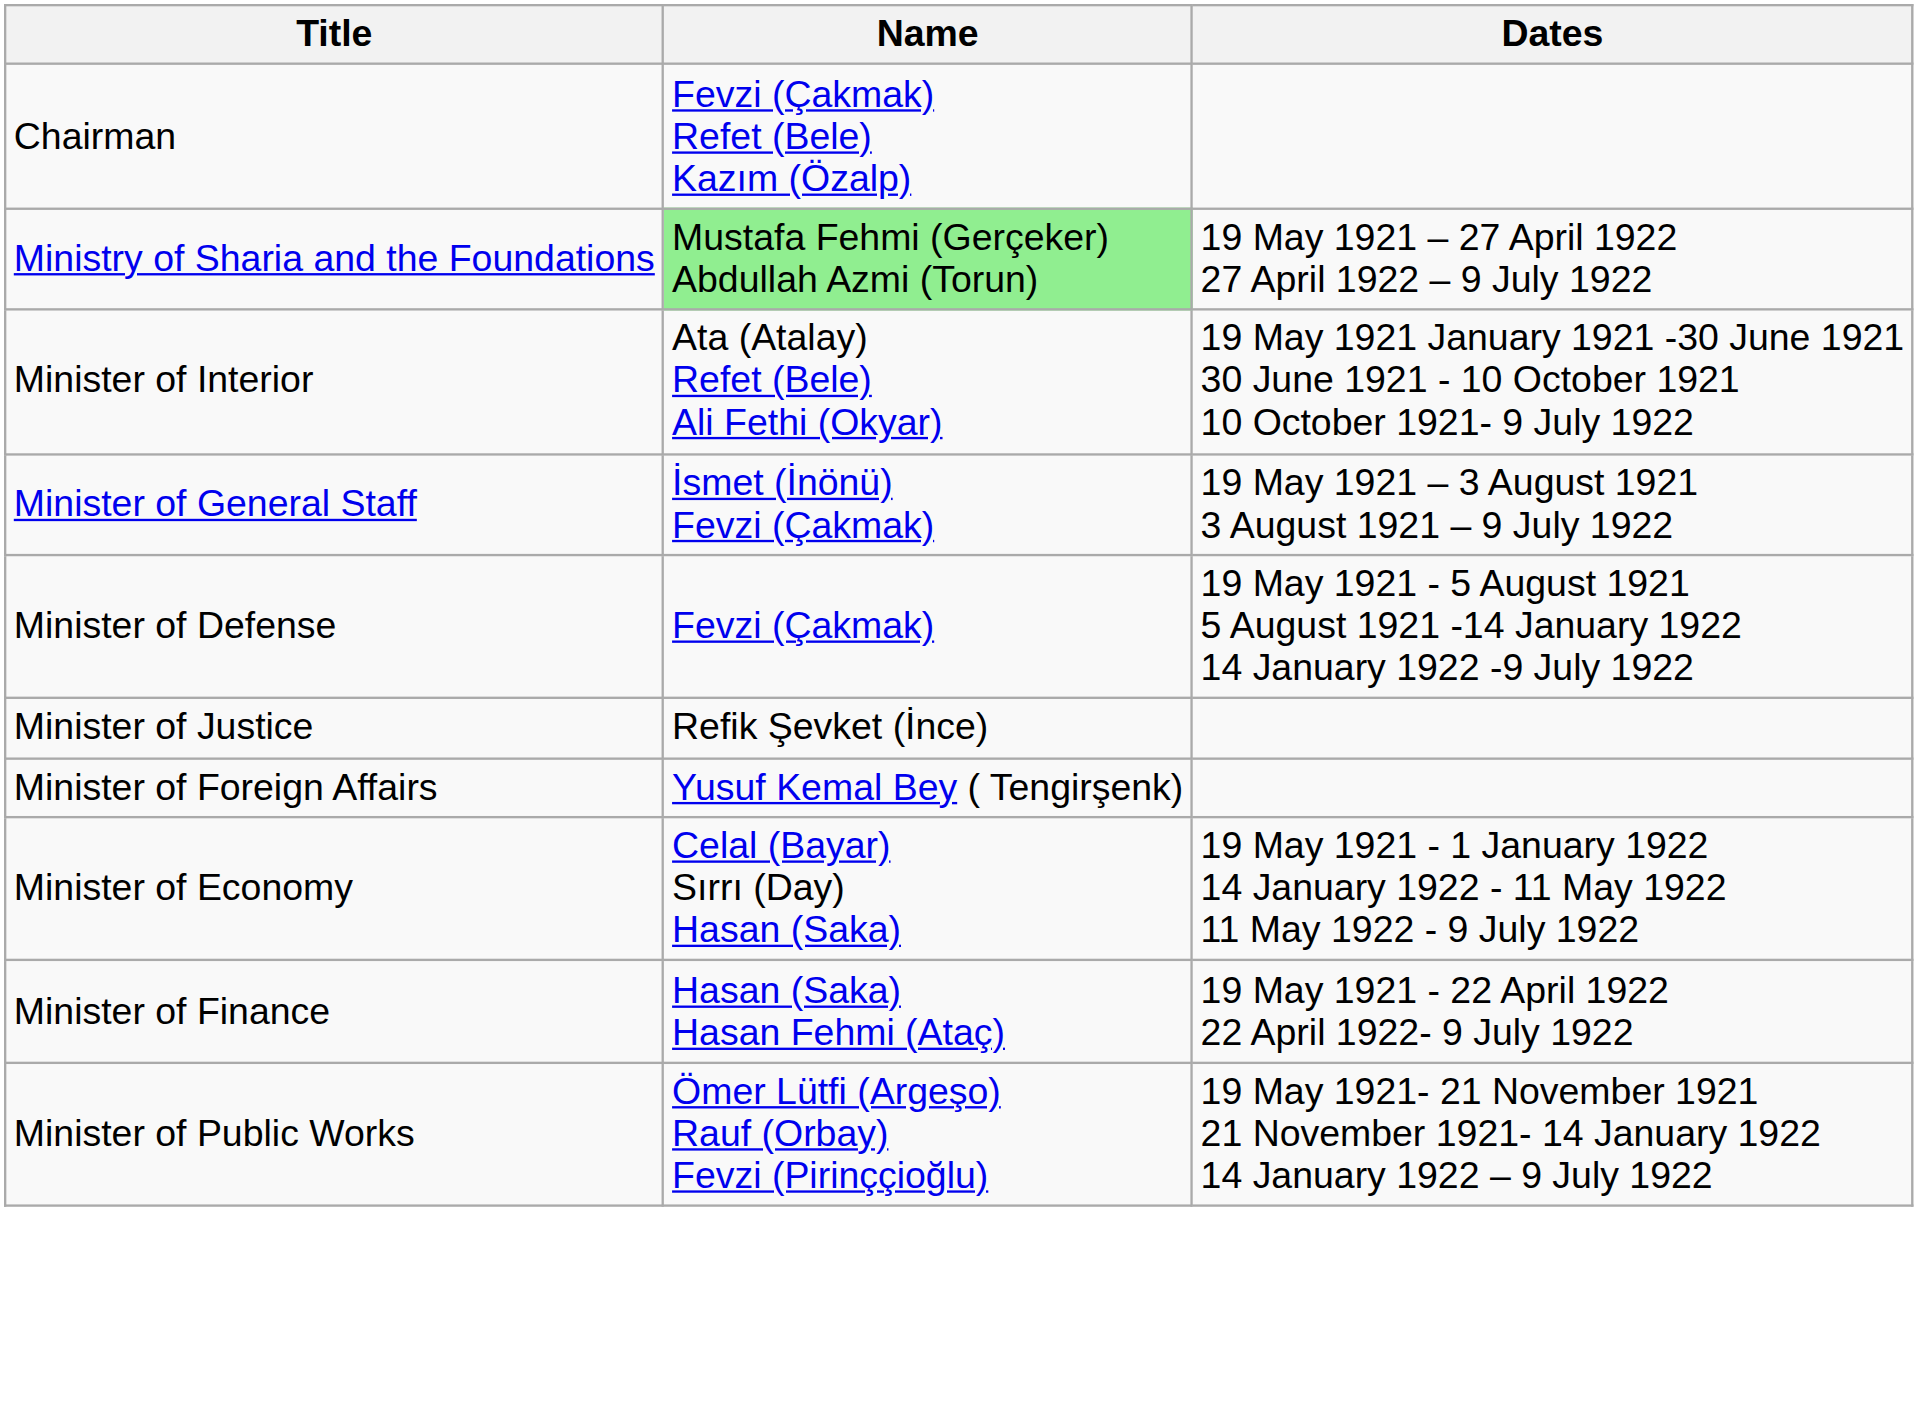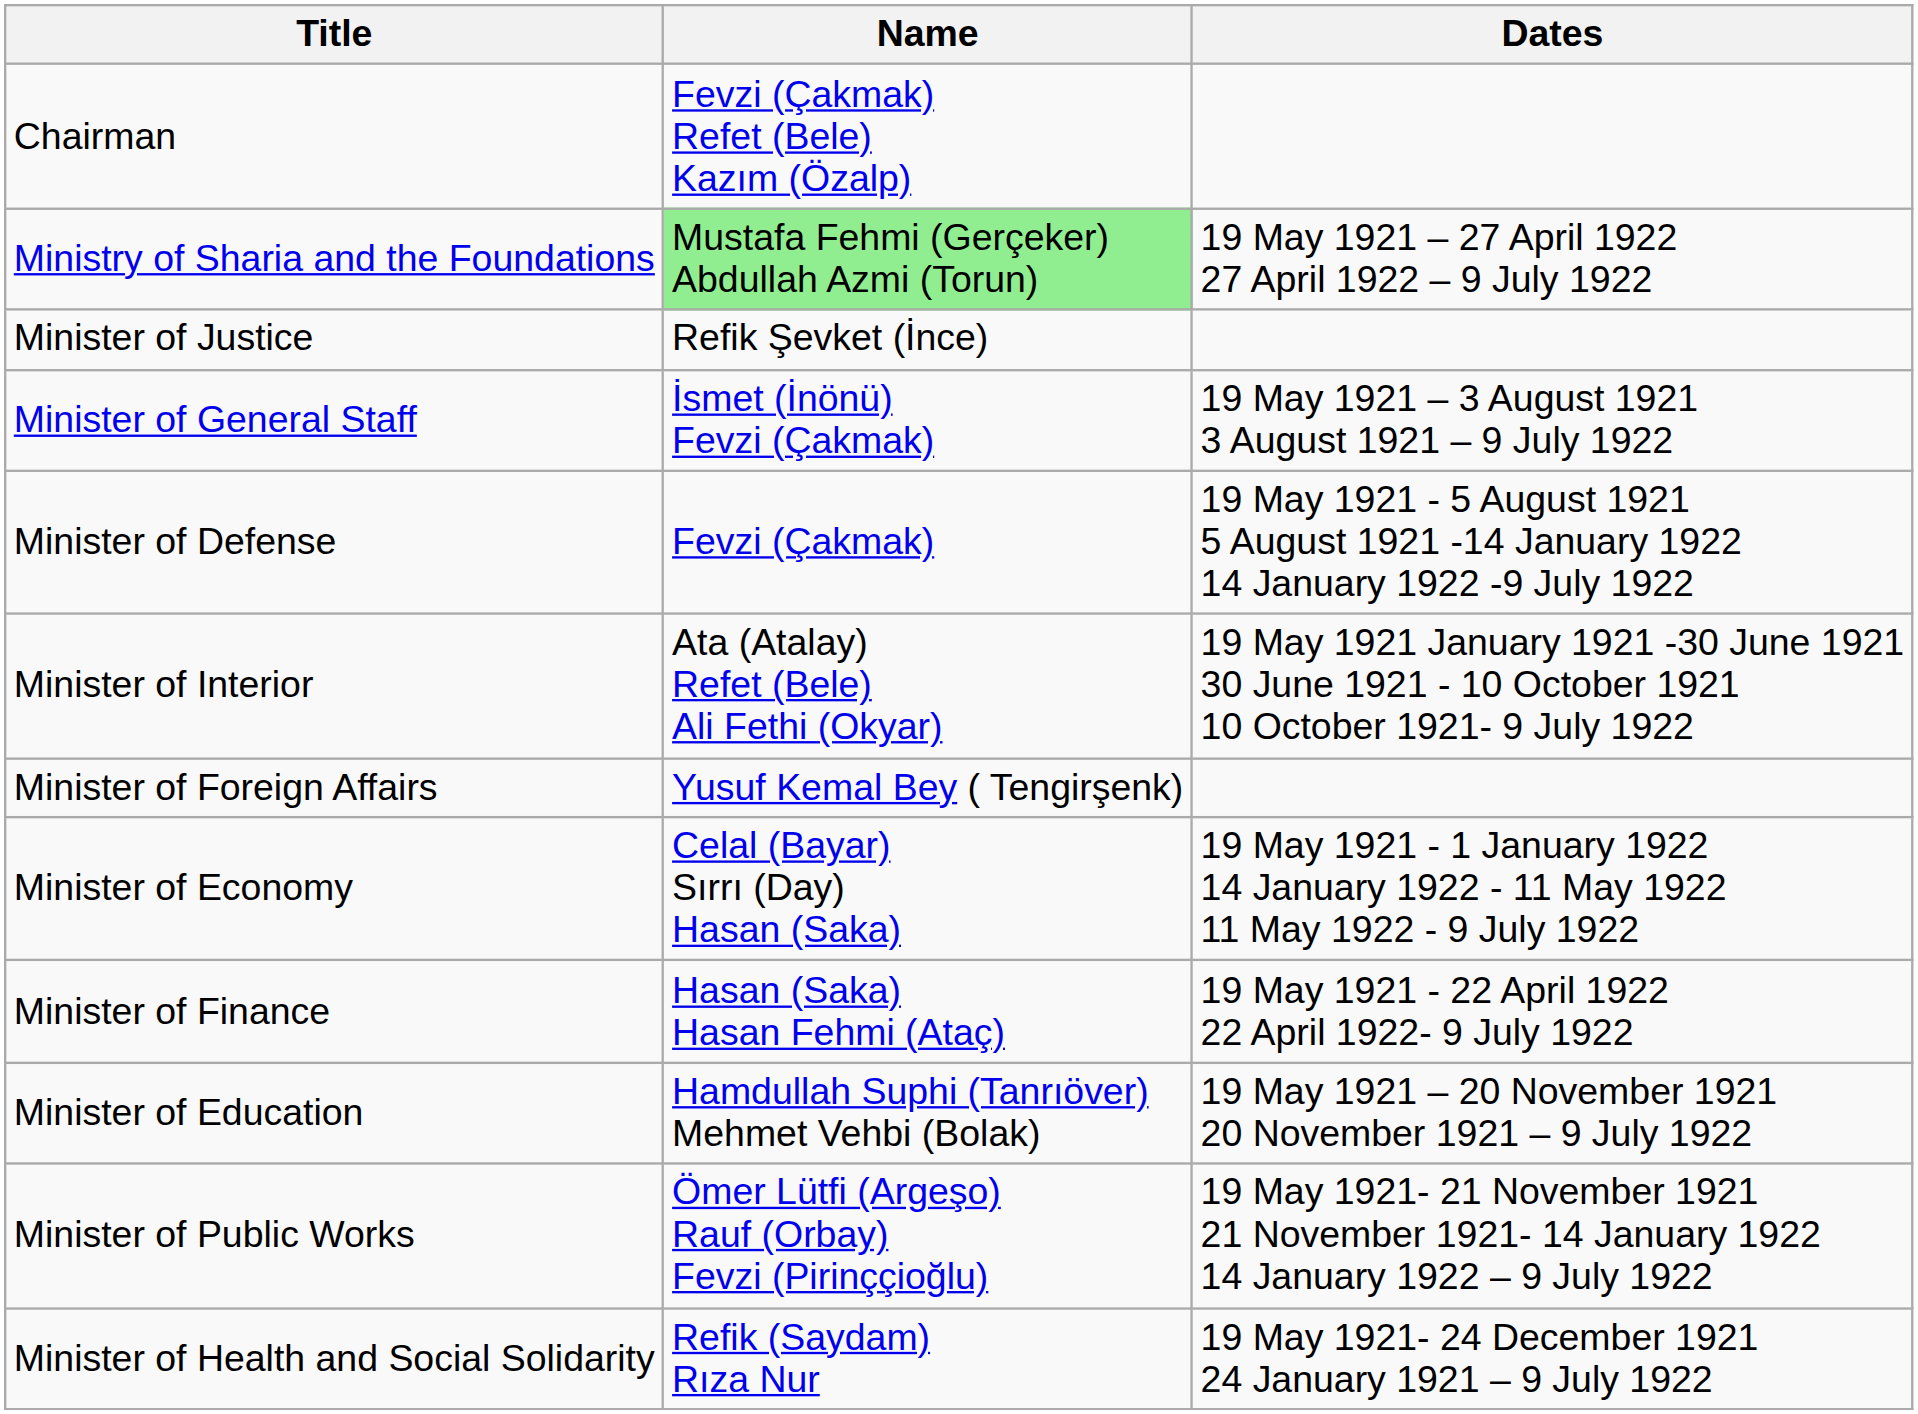rows swapped: (164, 727) <-> (164, 380)
+ row: (189, 1112)
+ row: (334, 1357)
